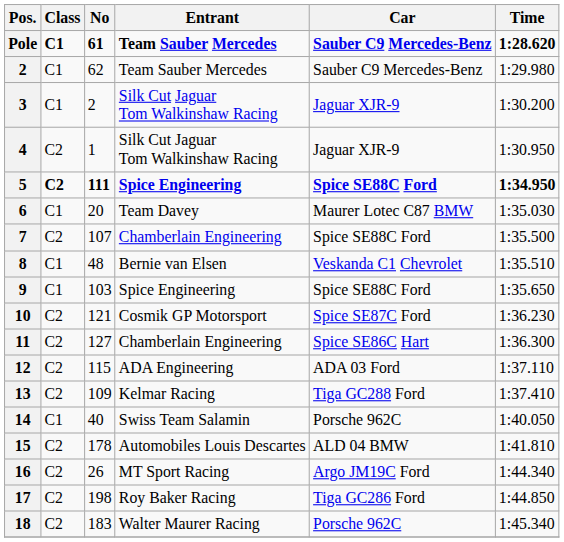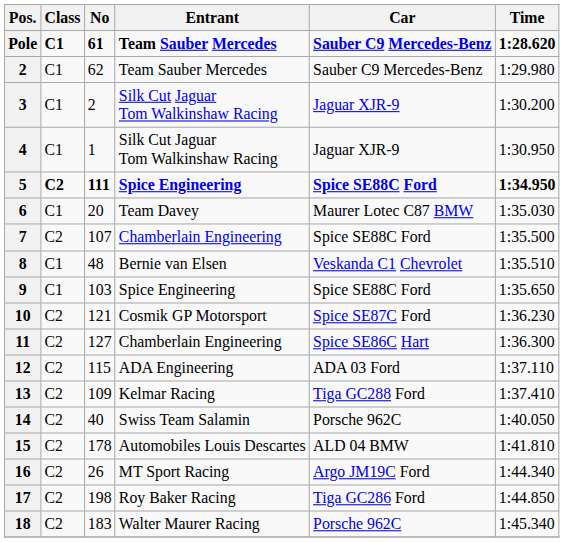(54, 150) C2 -> (54, 150) C1
(54, 420) C1 -> (54, 420) C2
